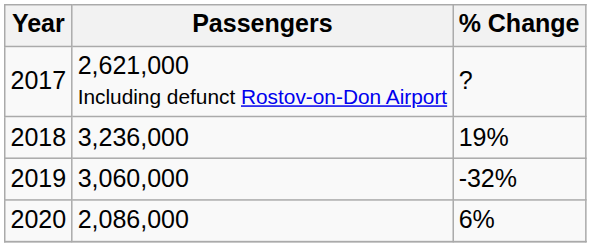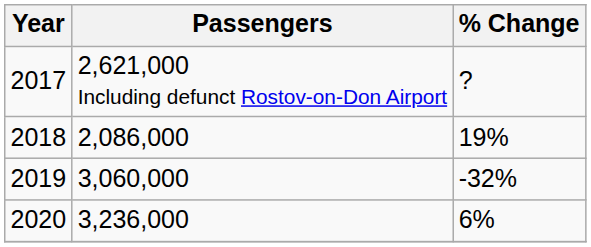(133, 137) 3,236,000 -> (133, 137) 2,086,000
(133, 219) 2,086,000 -> (133, 219) 3,236,000
